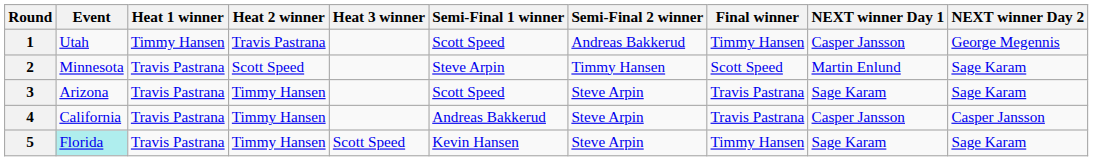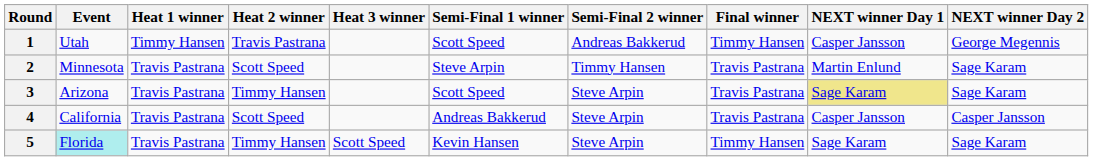(747, 66) Scott Speed -> (757, 66) Travis Pastrana
(849, 92) no background -> (849, 92) khaki background
(279, 117) Timmy Hansen -> (268, 117) Scott Speed
